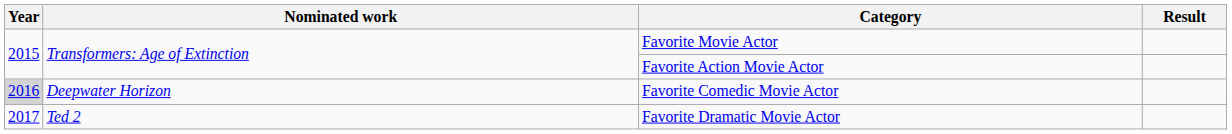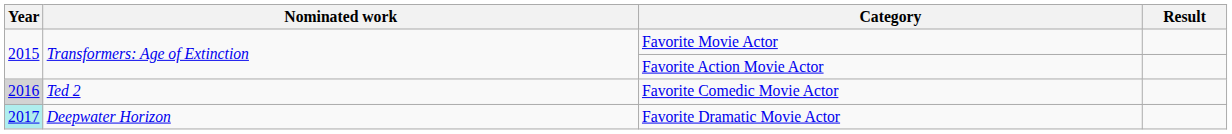(109, 91) Deepwater Horizon -> (64, 91) Ted 2
(24, 116) no background -> (24, 116) paleturquoise background
(64, 116) Ted 2 -> (109, 116) Deepwater Horizon
